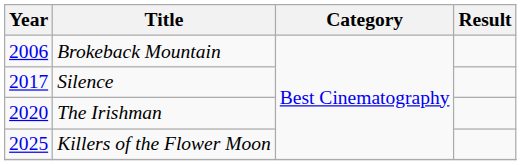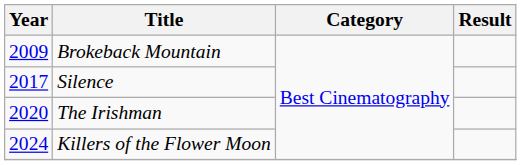(29, 50) 2006 -> (29, 50) 2009
(29, 143) 2025 -> (29, 143) 2024
